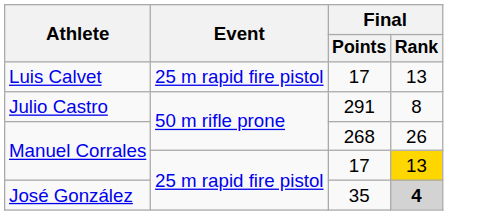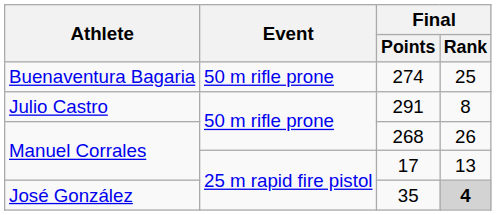+ row: (102, 77)
- row: (55, 77)
(416, 166) gold background -> (465, 166) no background
